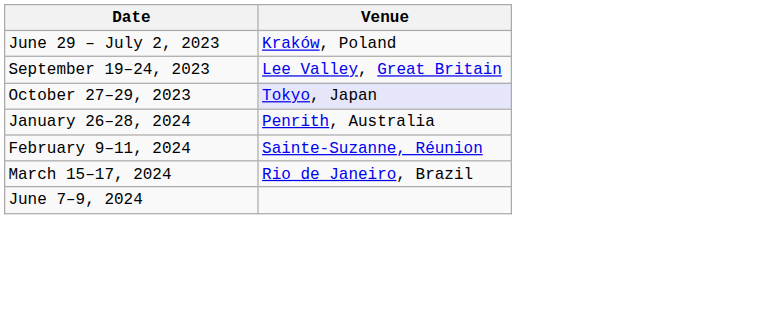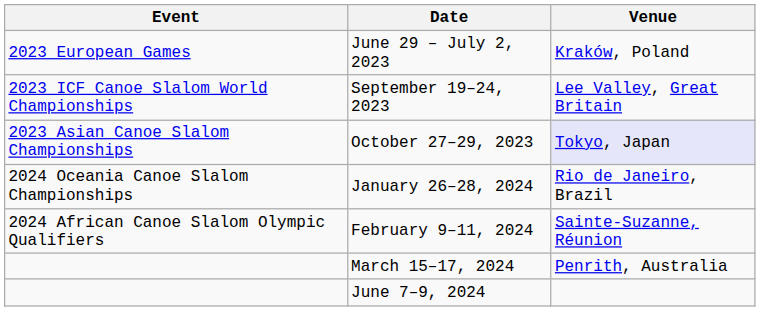+ column: (176, 18)
(348, 122) Penrith, Australia -> (627, 186) Rio de Janeiro, Brazil
(368, 174) Rio de Janeiro, Brazil -> (641, 266) Penrith, Australia
